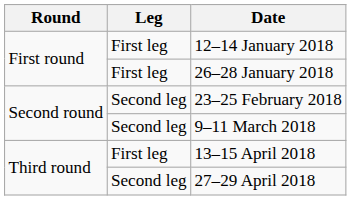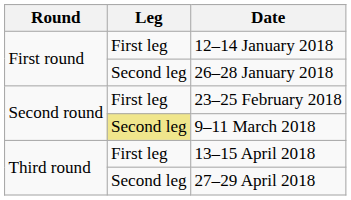(139, 72) First leg -> (149, 72) Second leg
(149, 99) Second leg -> (139, 99) First leg
(149, 126) no background -> (149, 126) khaki background
